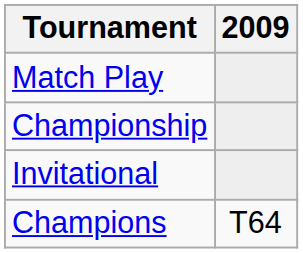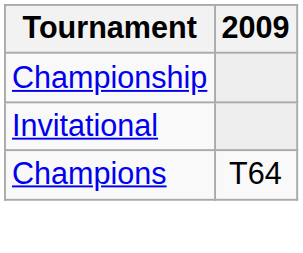- row: (88, 77)
